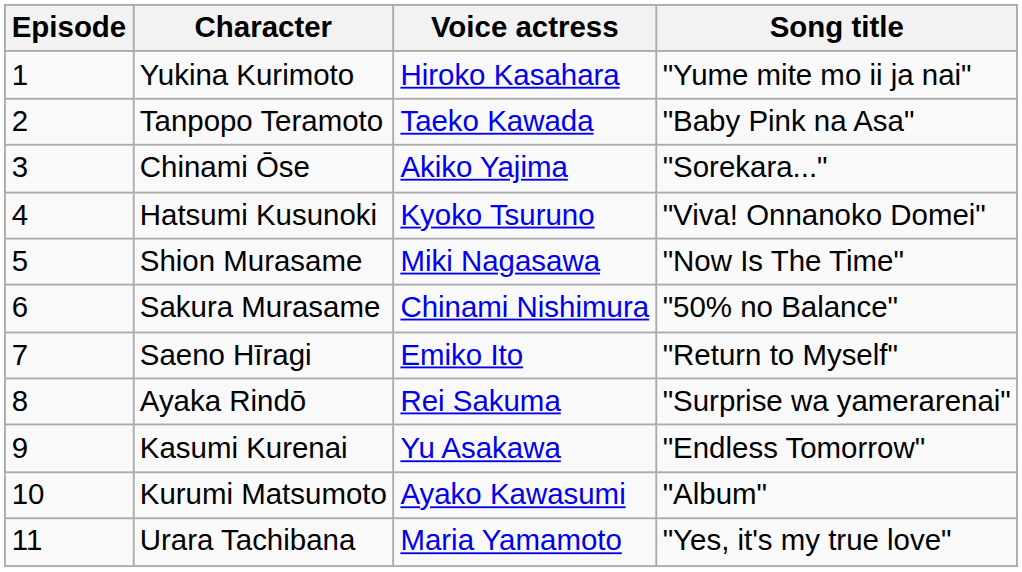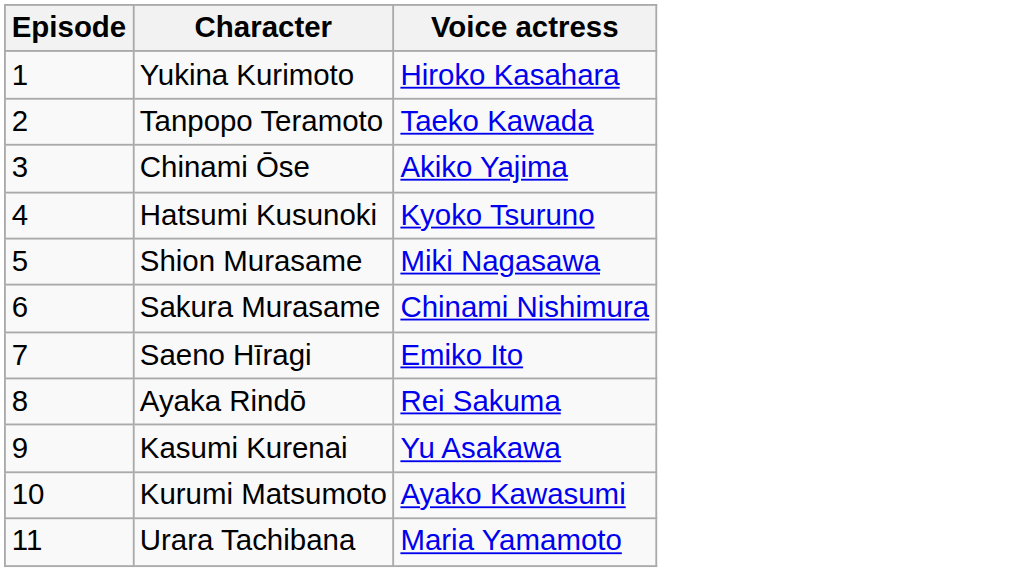- column: (837, 27)
